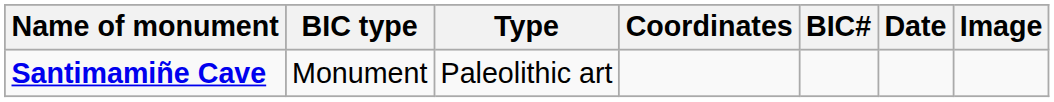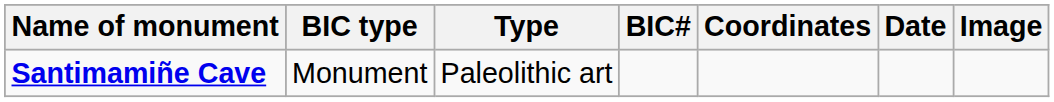columns swapped: (709, 27) <-> (839, 27)
